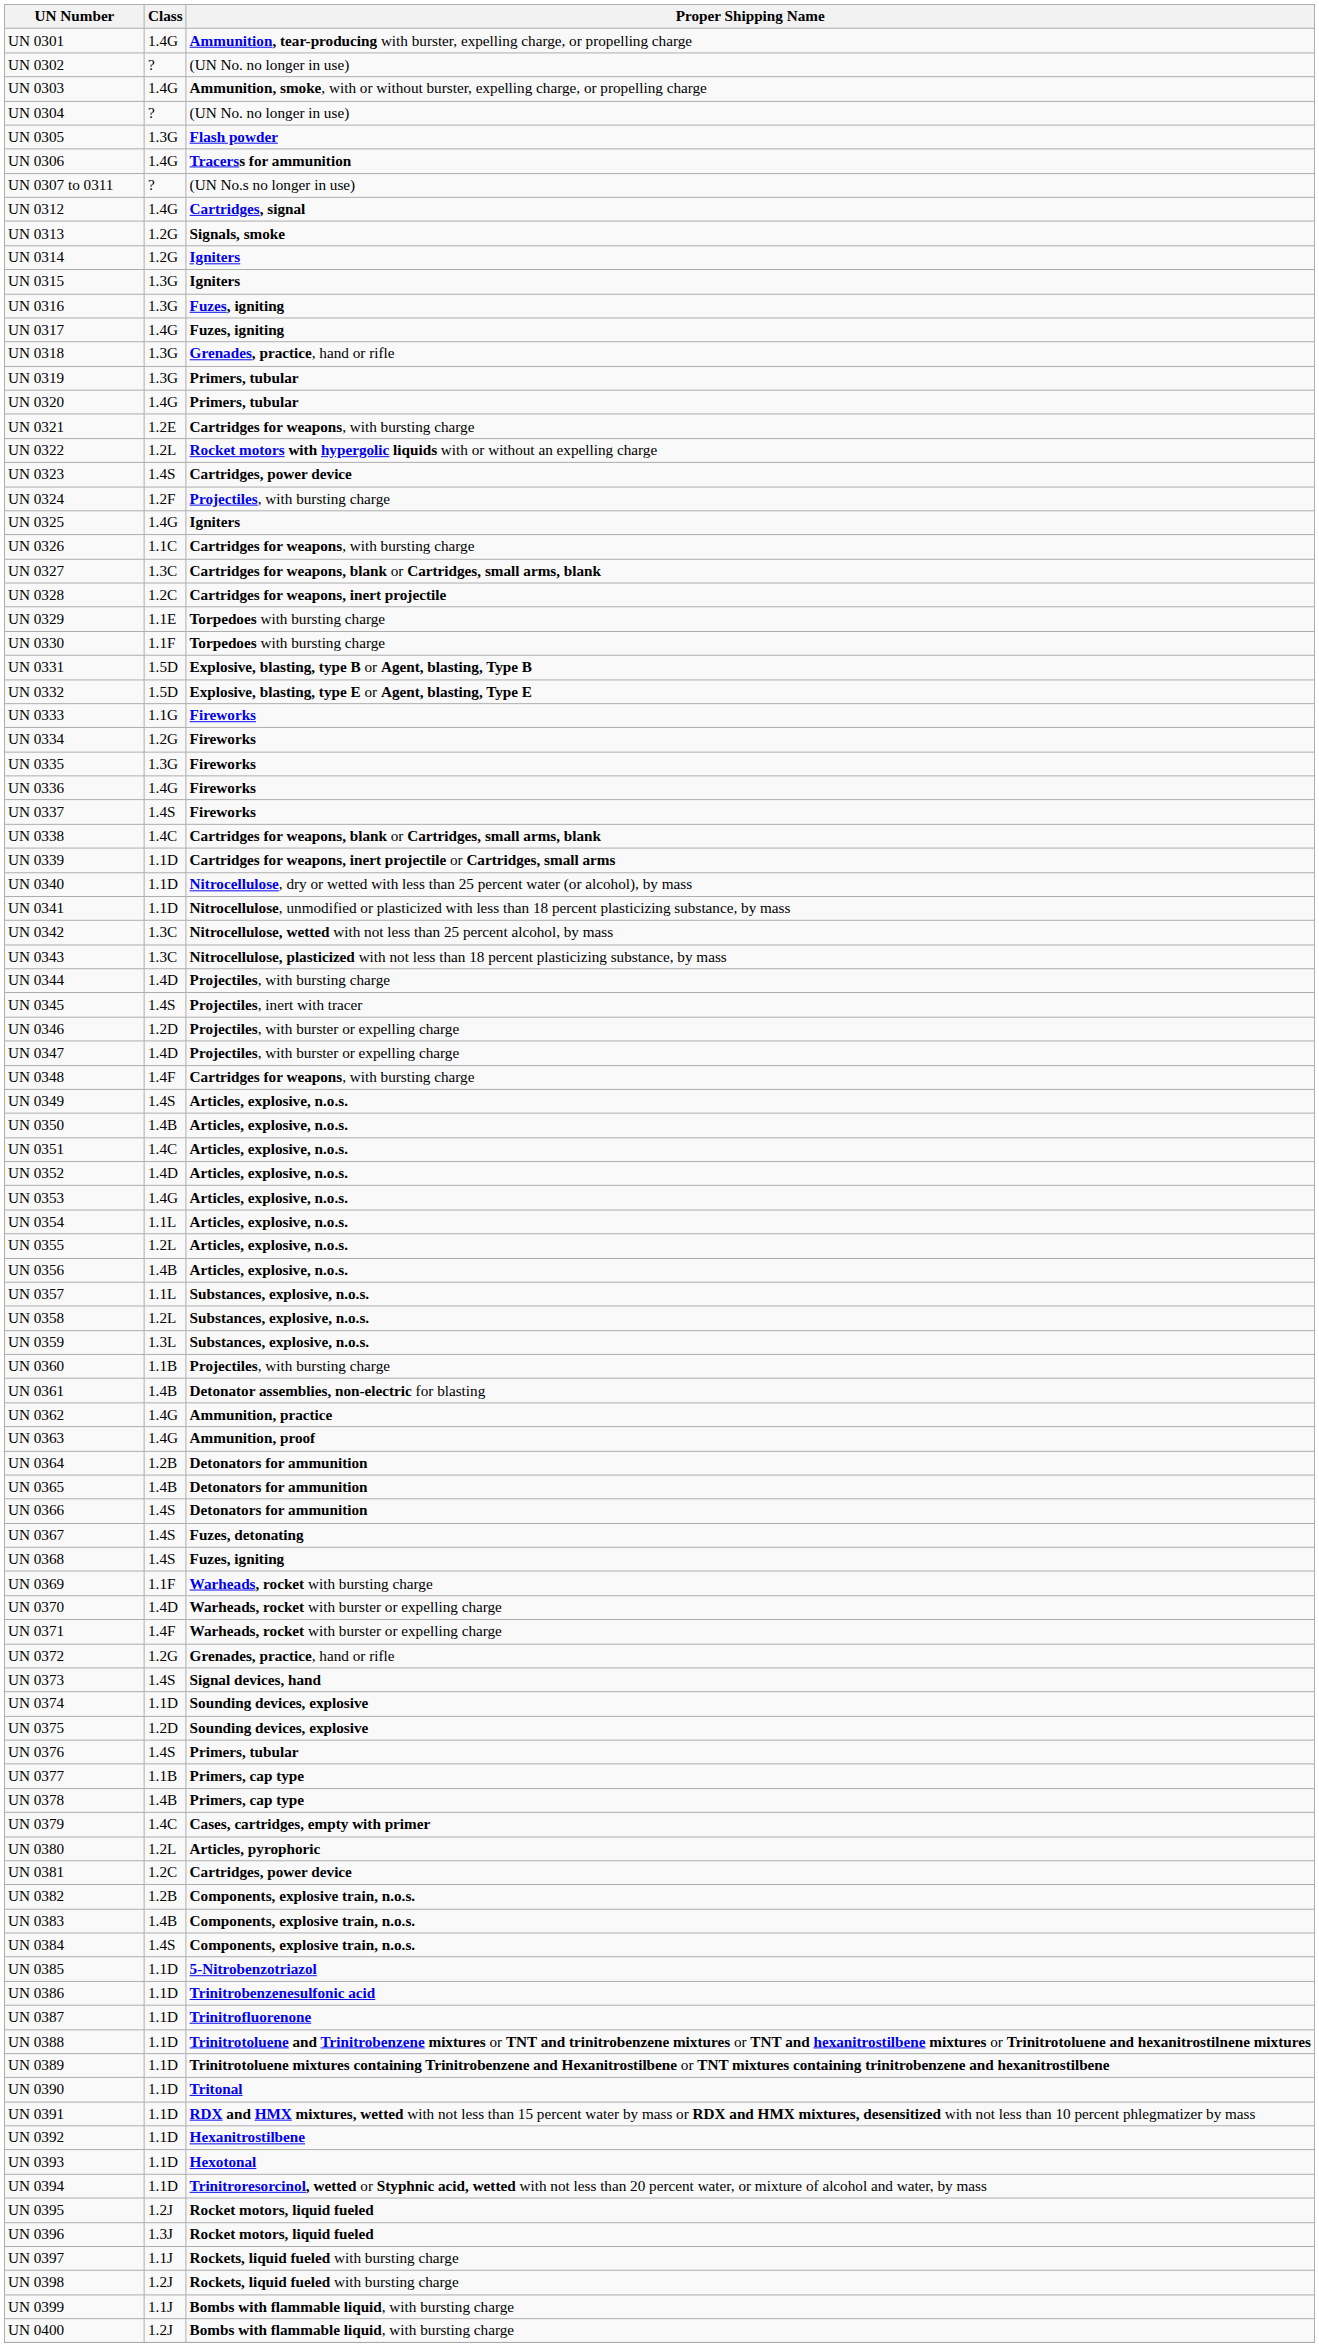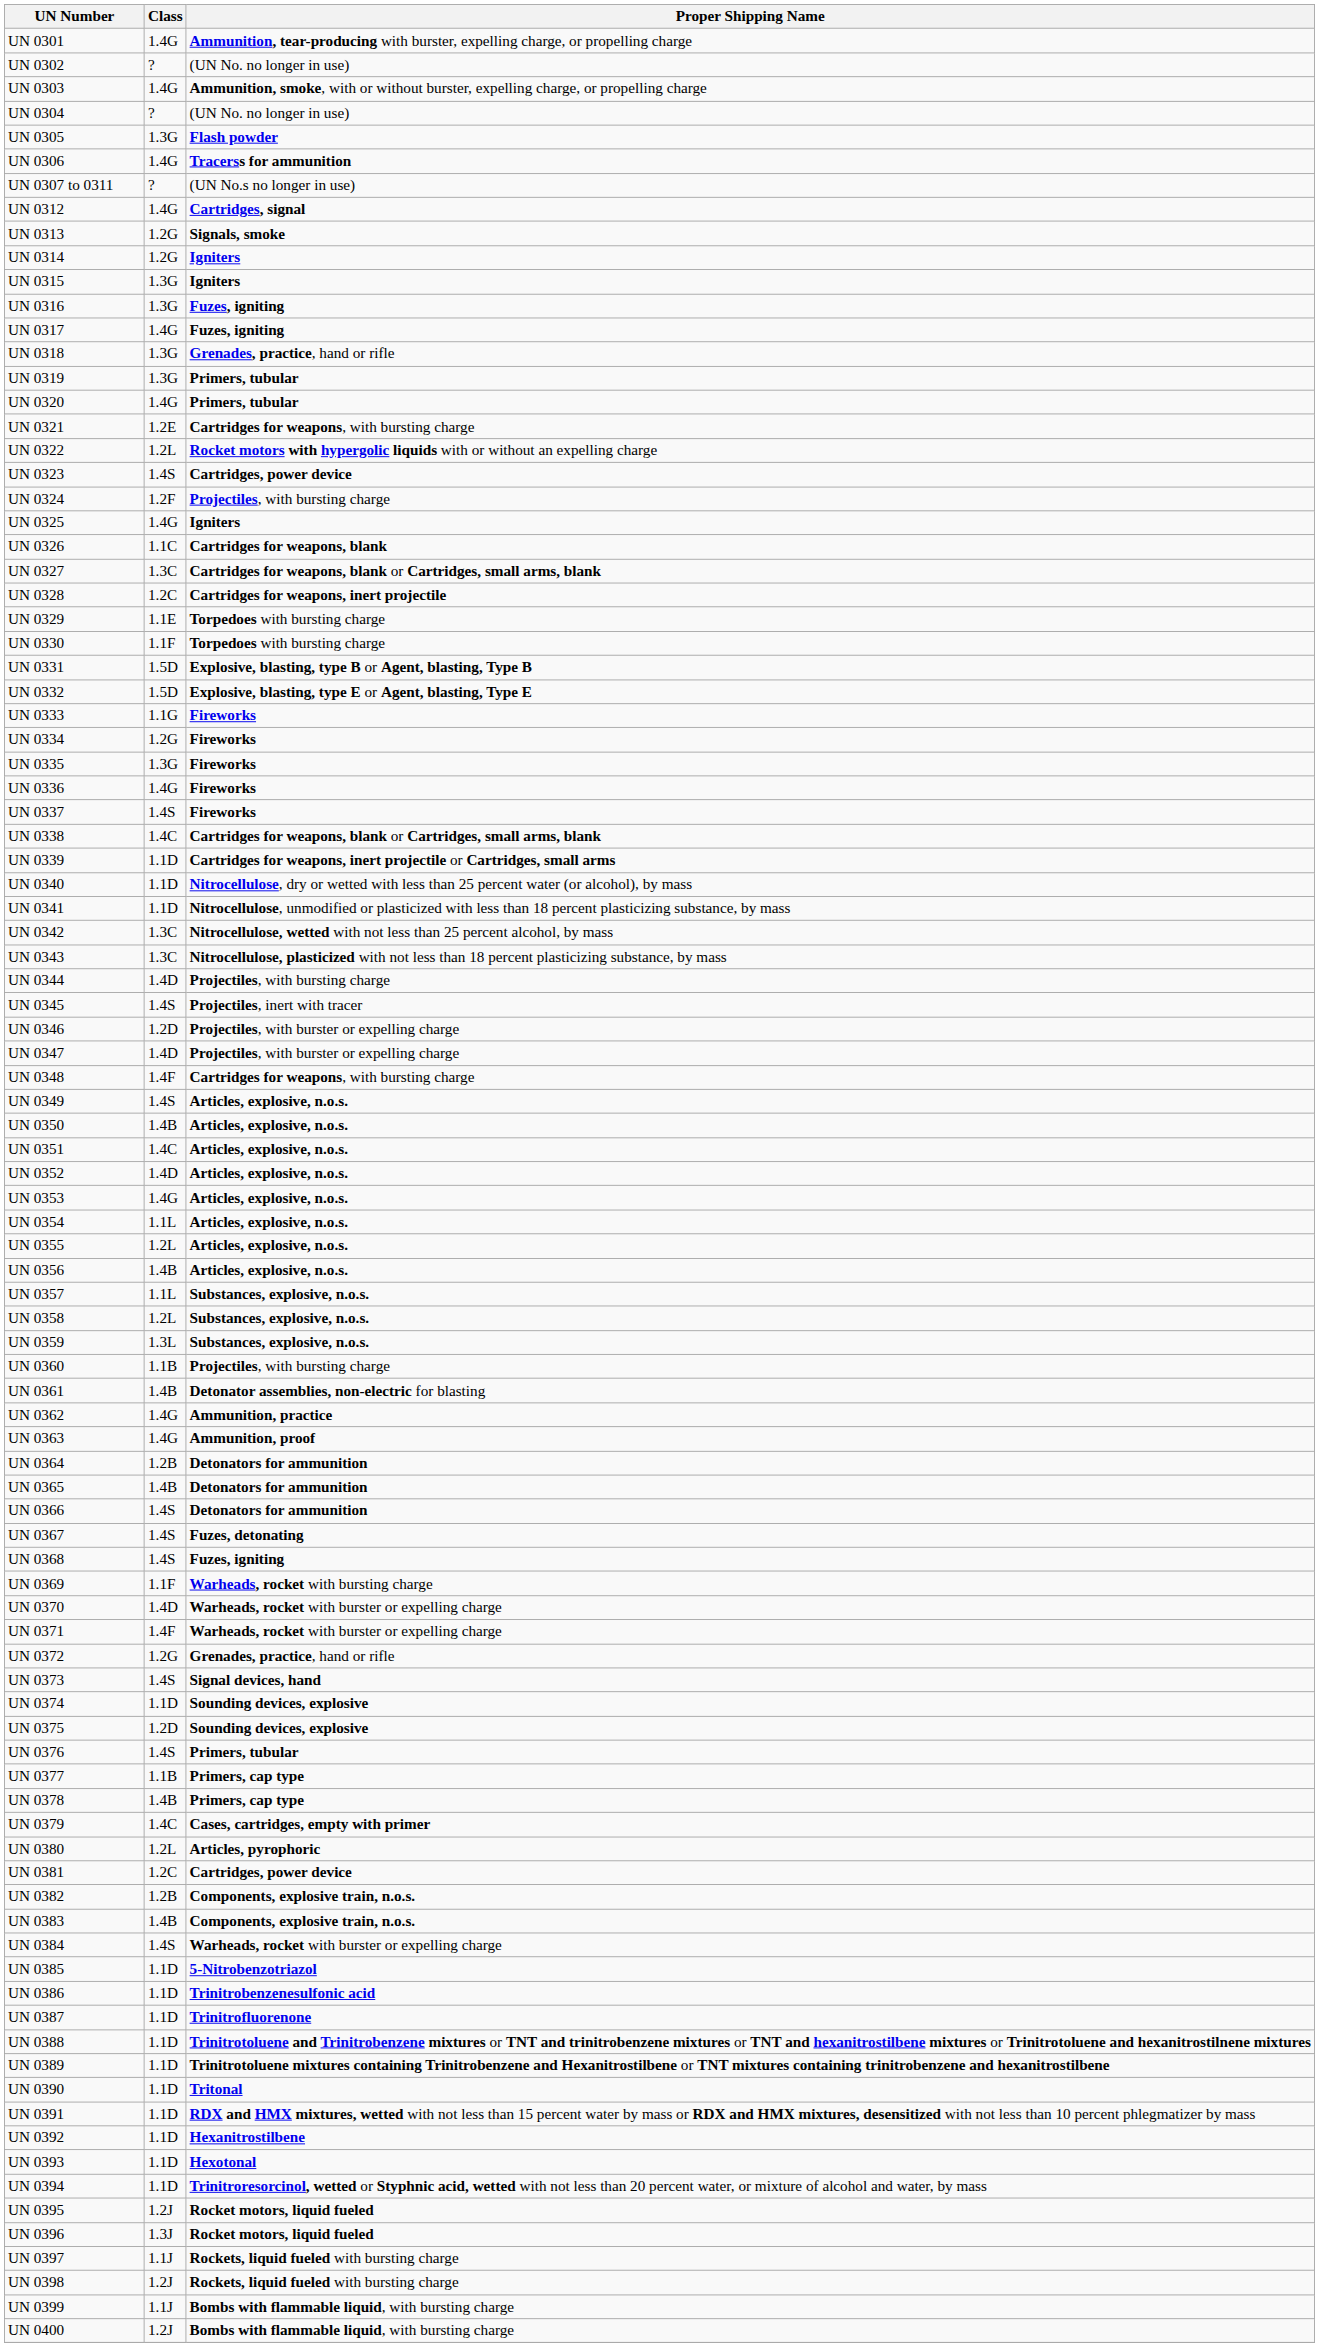(332, 546) Cartridges for weapons, with bursting charge -> (288, 546) Cartridges for weapons, blank
(302, 1945) Components, explosive train, n.o.s. -> (346, 1945) Warheads, rocket with burster or expelling charge
